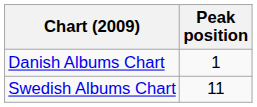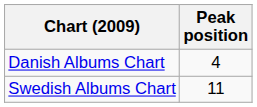(216, 62) 1 -> (216, 62) 4
